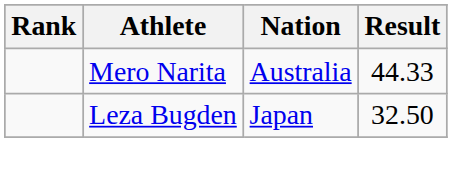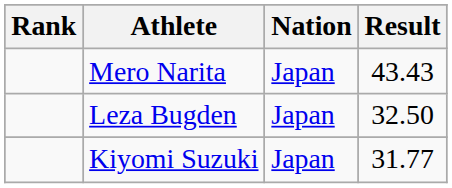(301, 70) Australia -> (303, 70) Japan
(402, 70) 44.33 -> (403, 70) 43.43
+ row: (174, 159)
